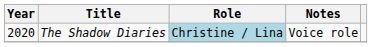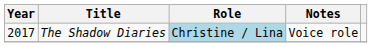(21, 33) 2020 -> (21, 33) 2017
